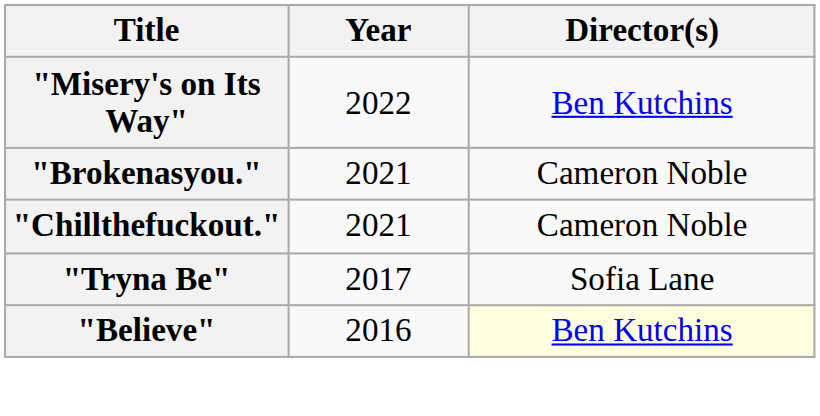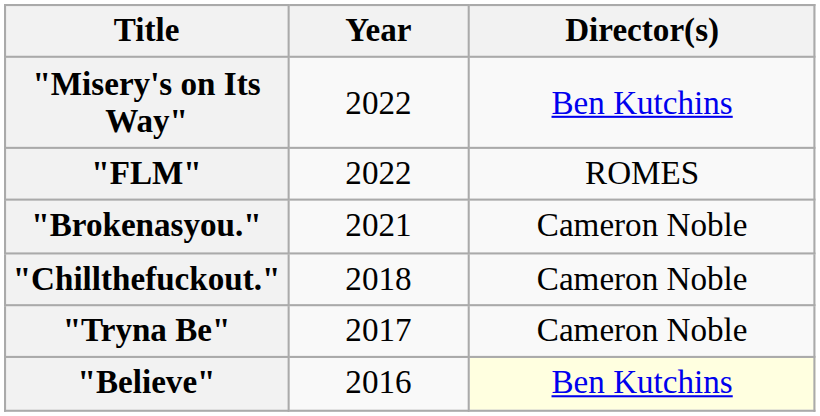+ row: (147, 173)
(378, 225) 2021 -> (378, 278) 2018
(642, 278) Sofia Lane -> (642, 330) Cameron Noble
